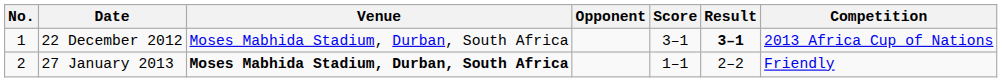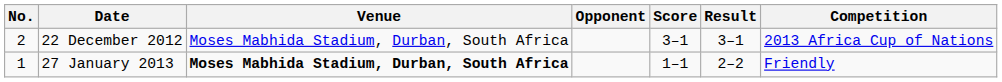(21, 40) 1 -> (21, 40) 2
(731, 40) bold -> (731, 40) normal
(21, 64) 2 -> (21, 64) 1
